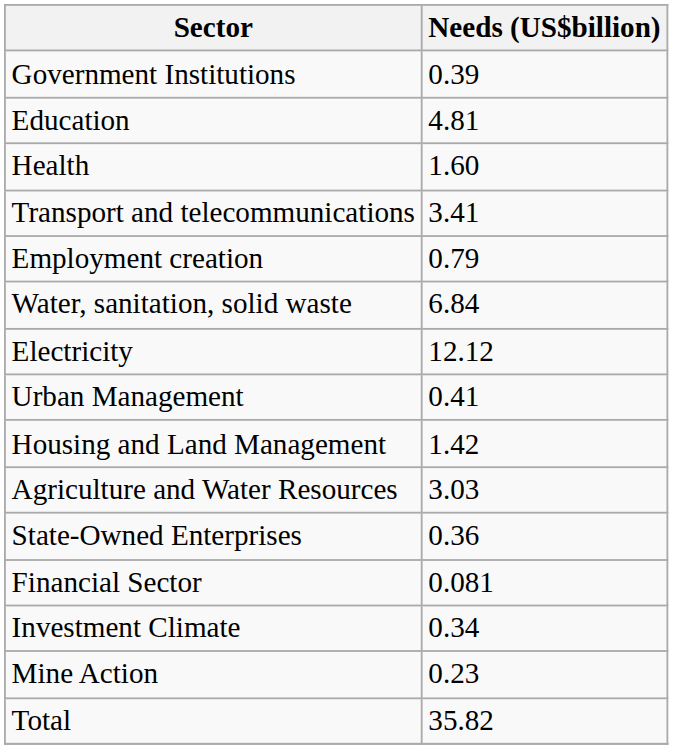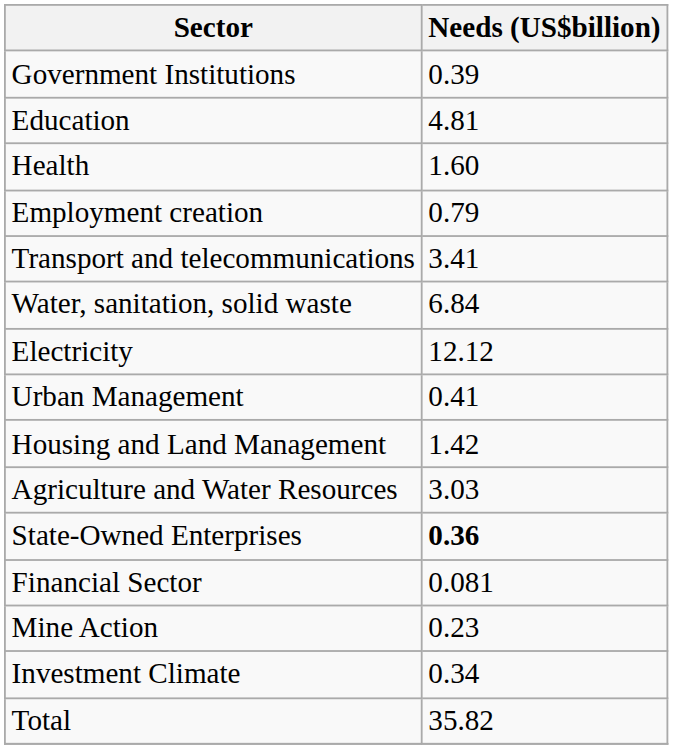rows swapped: (137, 258) <-> (213, 212)
(454, 535) normal -> (454, 535) bold
rows swapped: (126, 627) <-> (85, 674)
